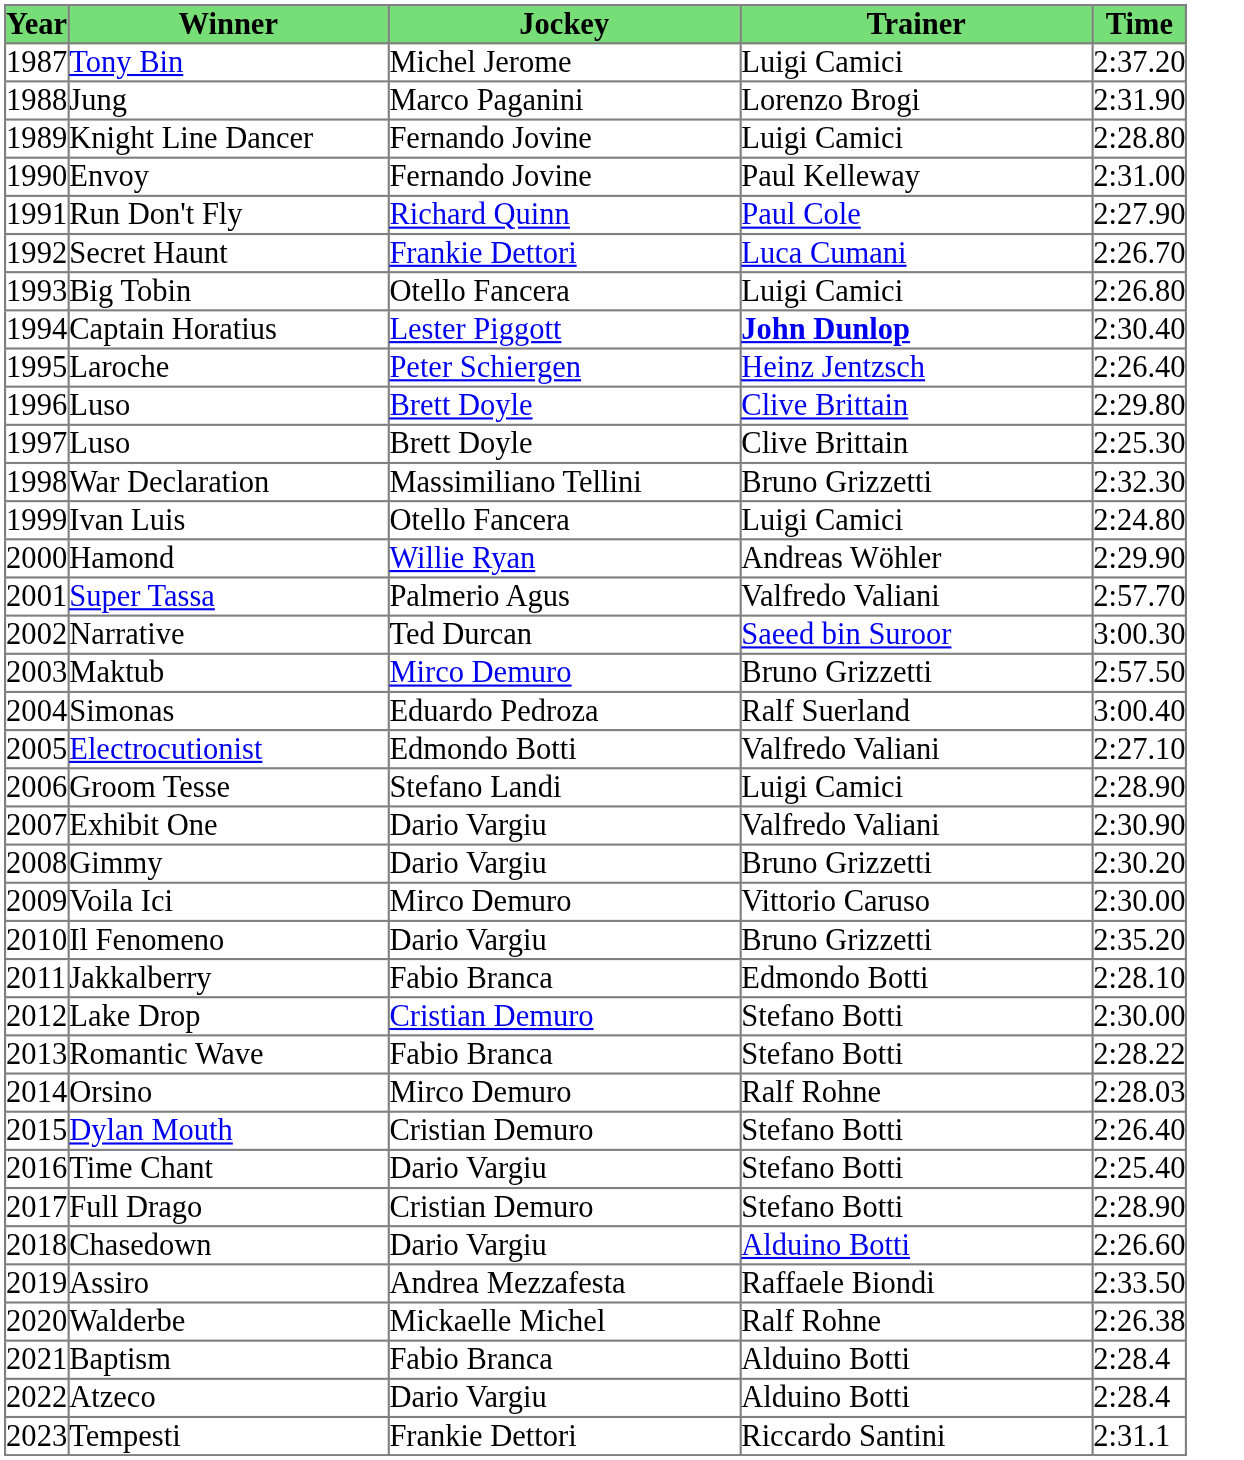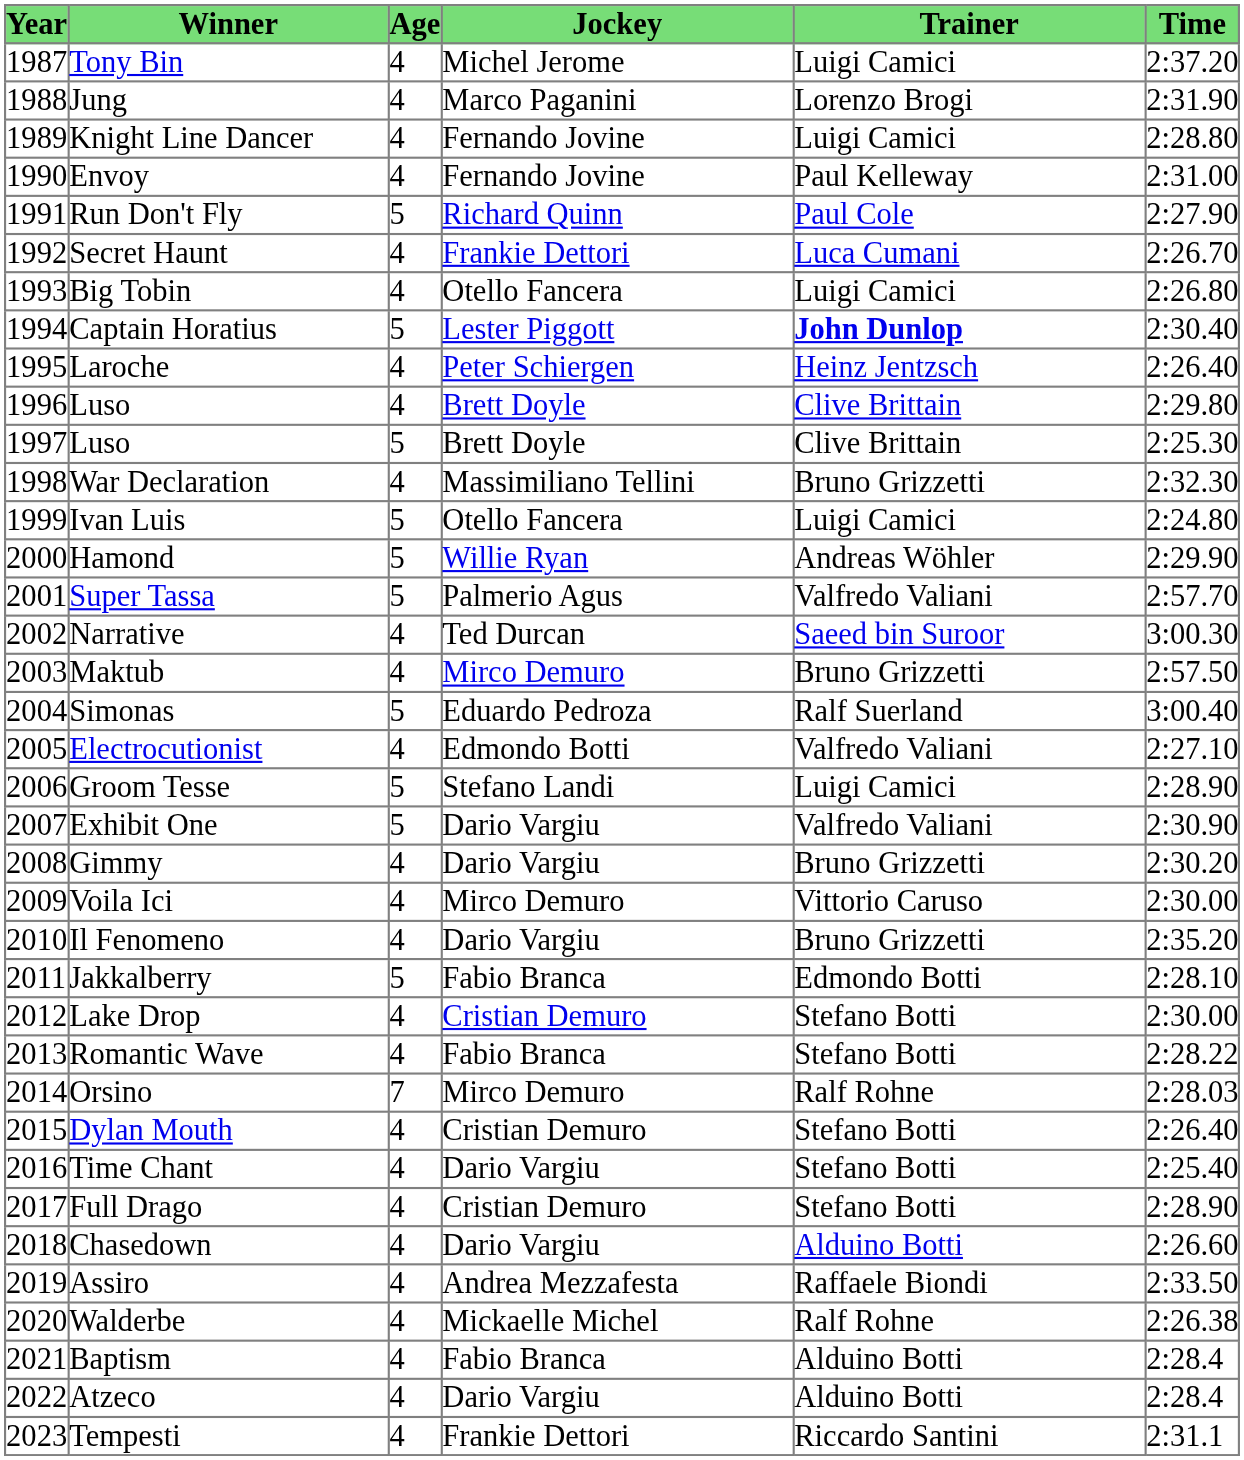+ column: (415, 23)
